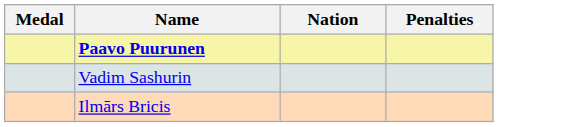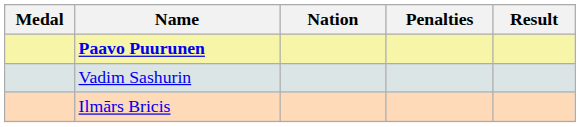+ column: (534, 19)
